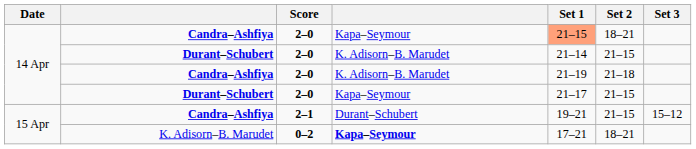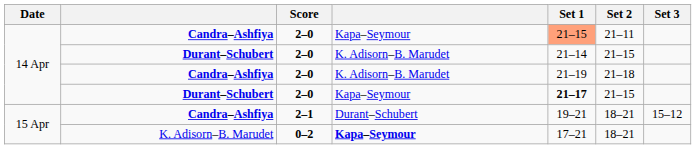(619, 34) 18–21 -> (619, 34) 21–11
(572, 94) normal -> (572, 94) bold
(619, 114) 21–15 -> (619, 114) 18–21
